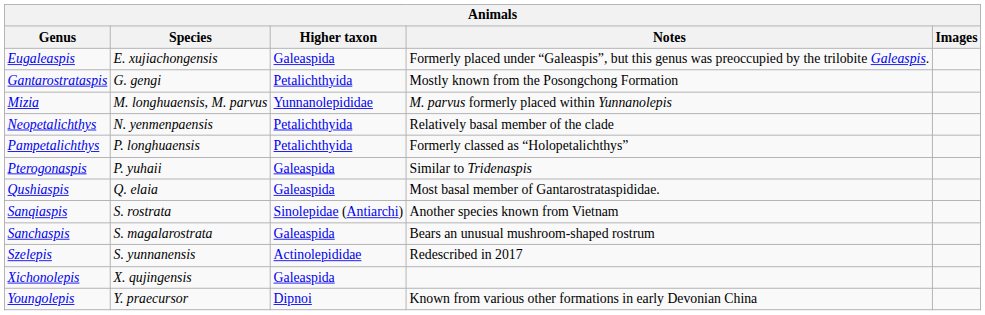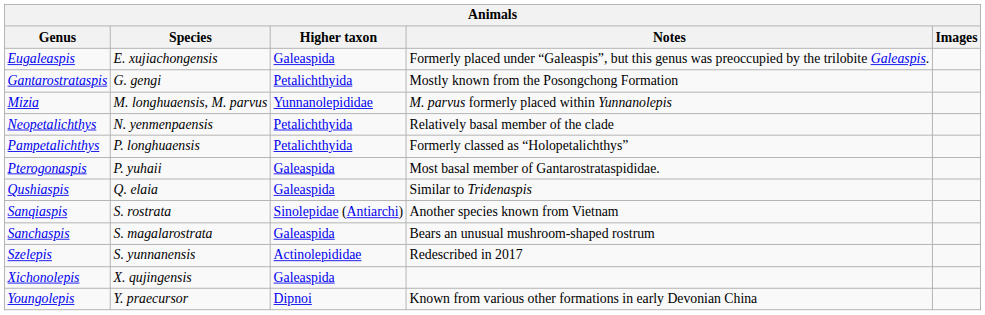(471, 168) Similar to Tridenaspis -> (535, 168) Most basal member of Gantarostrataspididae.
(535, 189) Most basal member of Gantarostrataspididae. -> (471, 189) Similar to Tridenaspis
